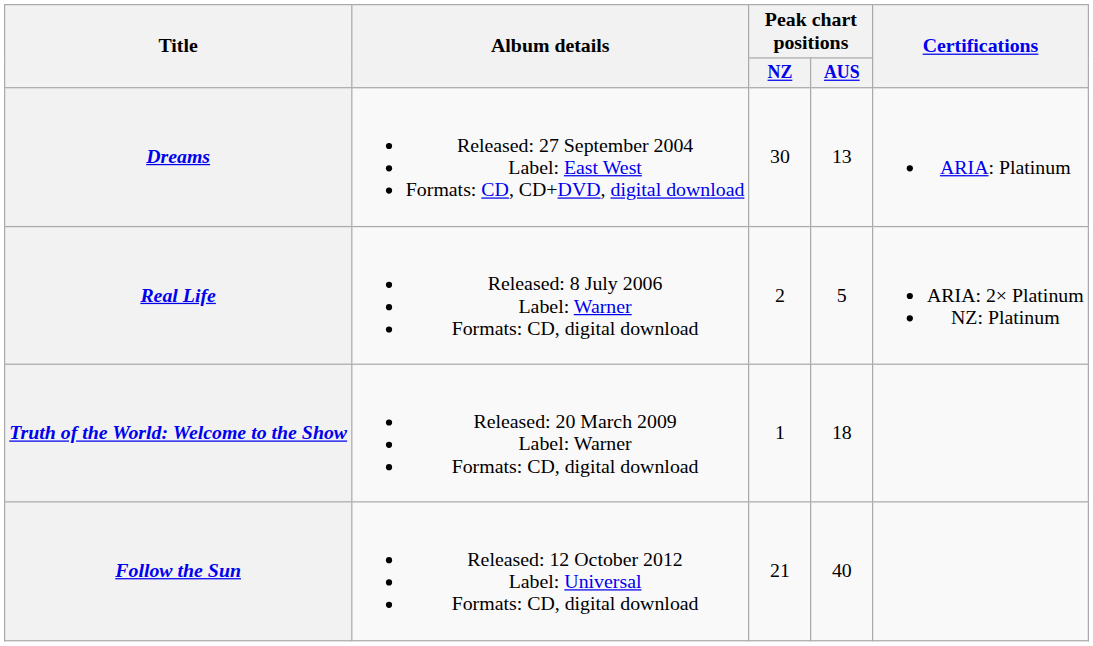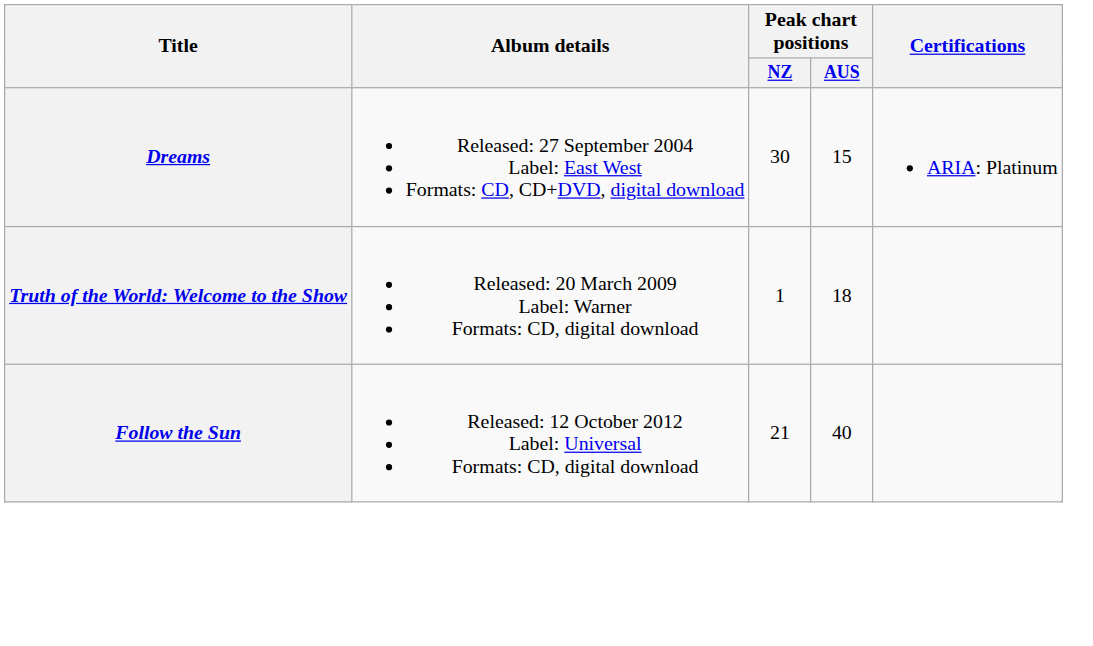(842, 156) 13 -> (842, 156) 15
- row: (178, 294)
